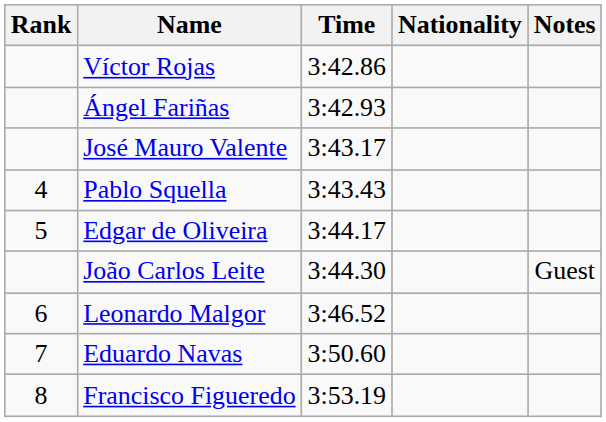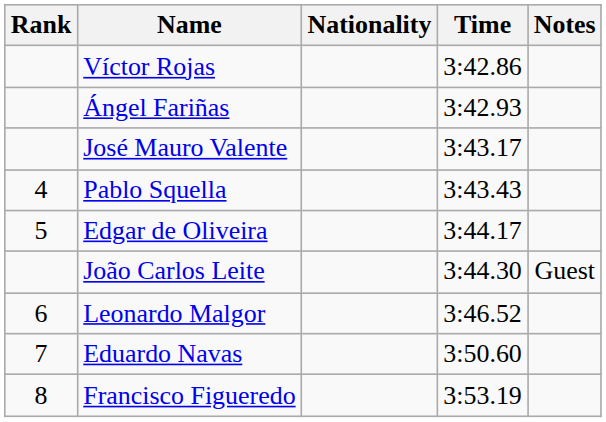columns swapped: (460, 25) <-> (347, 25)
